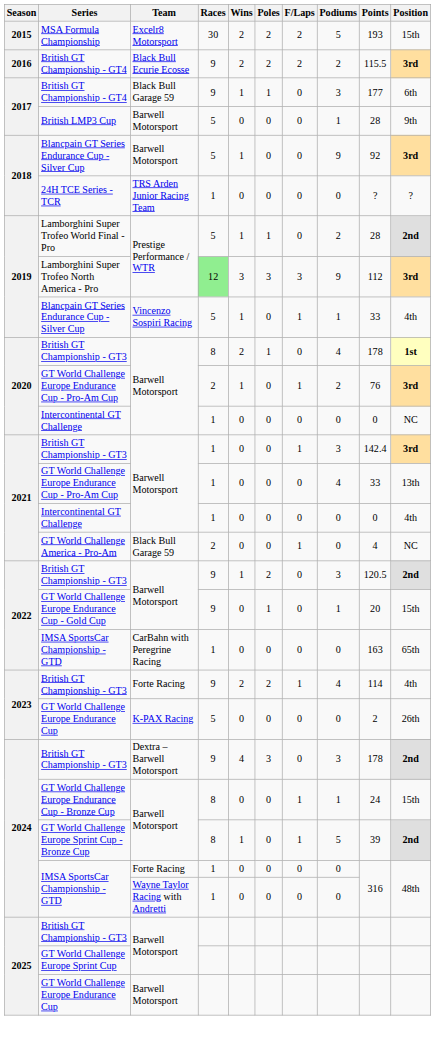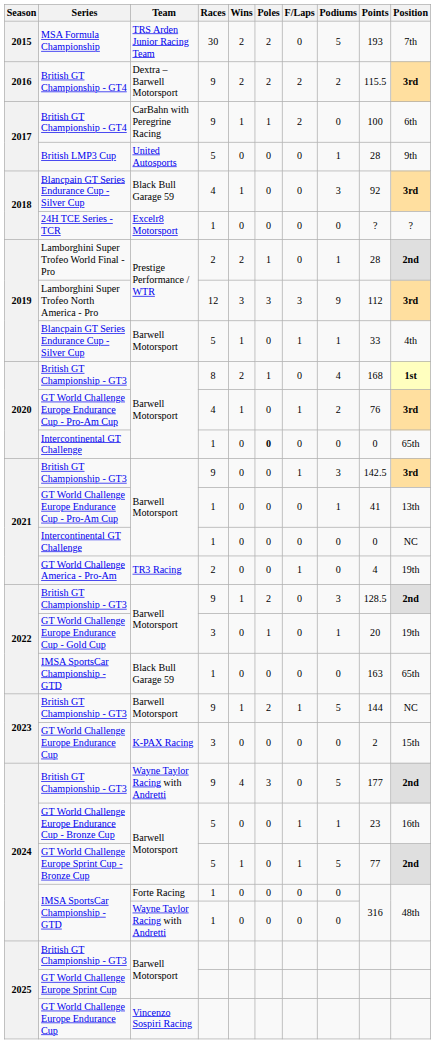(155, 35) Excelr8 Motorsport -> (161, 41) TRS Arden Junior Racing Team
(300, 35) 2 -> (300, 41) 0
(411, 35) 15th -> (411, 41) 7th
(161, 64) Black Bull Ecurie Ecosse -> (155, 82) Dextra – Barwell Motorsport
(154, 92) Black Bull Garage 59 -> (161, 122) CarBahn with Peregrine Racing
(300, 92) 0 -> (300, 122) 2
(338, 92) 3 -> (338, 122) 0
(375, 92) 177 -> (375, 122) 100
(155, 121) Barwell Motorsport -> (155, 157) United Autosports
(155, 155) Barwell Motorsport -> (154, 191) Black Bull Garage 59
(213, 155) 5 -> (213, 191) 4
(338, 155) 9 -> (338, 191) 3
(161, 196) TRS Arden Junior Racing Team -> (155, 226) Excelr8 Motorsport
(213, 236) 5 -> (213, 260) 2
(242, 236) 1 -> (242, 260) 2
(338, 236) 2 -> (338, 260) 1
(213, 277) lightgreen background -> (213, 300) no background
(162, 317) Vincenzo Sospiri Racing -> (155, 341) Barwell Motorsport
(375, 352) 178 -> (375, 375) 168
(213, 386) 2 -> (213, 410) 4
(269, 420) normal -> (269, 444) bold
(411, 420) NC -> (411, 444) 65th
(213, 449) 1 -> (213, 473) 9
(375, 449) 142.4 -> (375, 473) 142.5
(338, 483) 4 -> (338, 507) 1
(375, 483) 33 -> (375, 507) 41
(411, 518) 4th -> (411, 542) NC
(154, 546) Black Bull Garage 59 -> (157, 570) TR3 Racing
(411, 546) NC -> (411, 570) 19th
(375, 575) 120.5 -> (375, 599) 128.5
(213, 609) 9 -> (213, 633) 3
(411, 609) 15th -> (411, 633) 19th
(161, 650) CarBahn with Peregrine Racing -> (154, 674) Black Bull Garage 59
(159, 684) Forte Racing -> (155, 708) Barwell Motorsport
(242, 684) 2 -> (242, 708) 1
(338, 684) 4 -> (338, 708) 5
(375, 684) 114 -> (375, 708) 144
(411, 684) 4th -> (411, 708) NC
(213, 719) 5 -> (213, 743) 3
(411, 719) 26th -> (411, 743) 15th
(155, 759) Dextra – Barwell Motorsport -> (161, 783) Wayne Taylor Racing with Andretti
(338, 759) 3 -> (338, 783) 5
(375, 759) 178 -> (375, 783) 177
(213, 800) 8 -> (213, 823) 5
(375, 800) 24 -> (375, 823) 23
(411, 800) 15th -> (411, 823) 16th
(213, 840) 8 -> (213, 864) 5
(375, 840) 39 -> (375, 864) 77
(155, 995) Barwell Motorsport -> (162, 1018) Vincenzo Sospiri Racing
